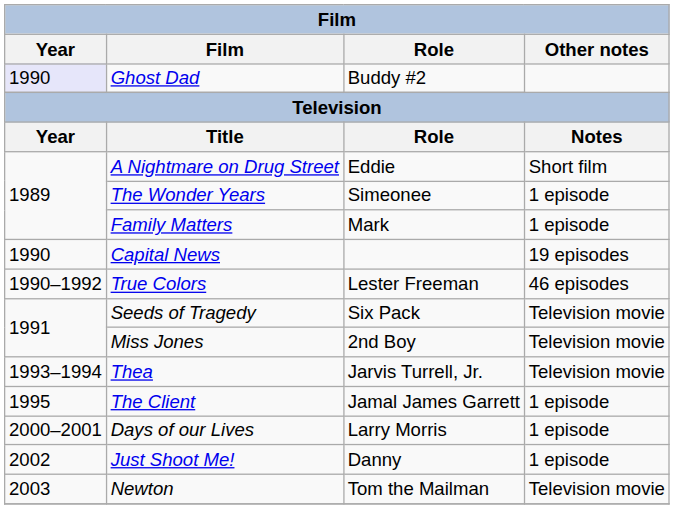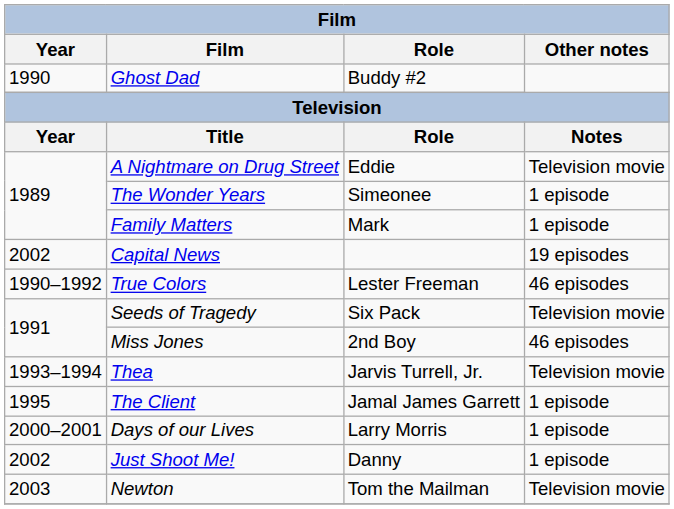(30, 78) lavender background -> (30, 78) no background
(568, 166) Short film -> (597, 166) Television movie
(30, 254) 1990 -> (30, 254) 2002
(597, 343) Television movie -> (579, 343) 46 episodes
